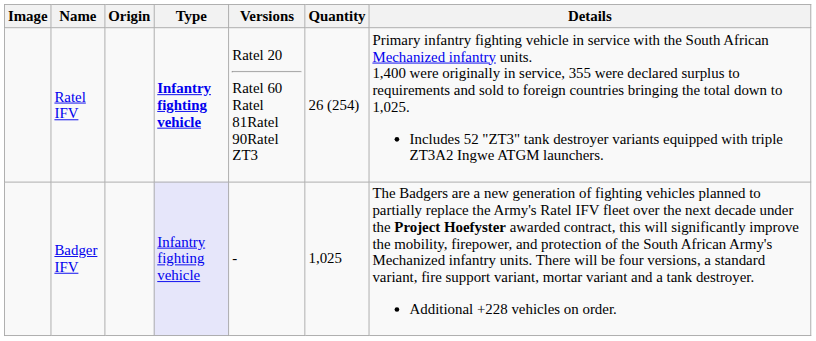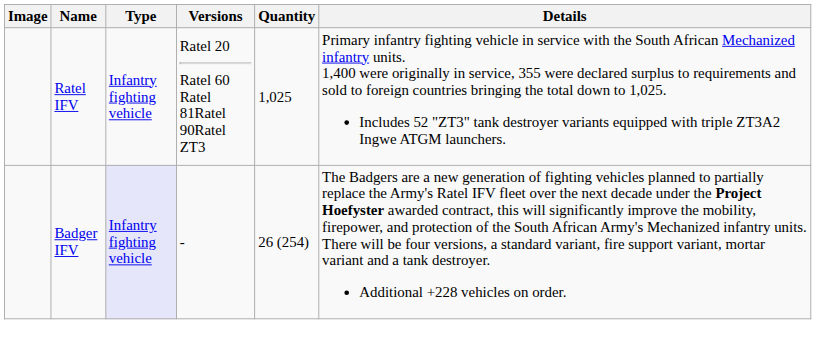- column: (129, 16)
(184, 104) bold -> (133, 96) normal
(334, 104) 26 (254) -> (275, 96) 1,025
(325, 258) 1,025 -> (284, 242) 26 (254)
